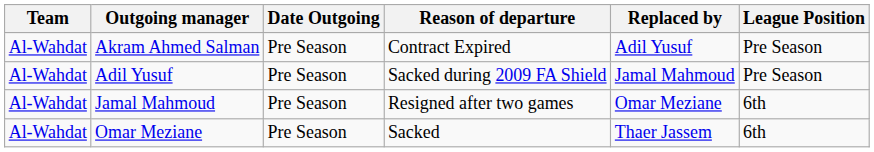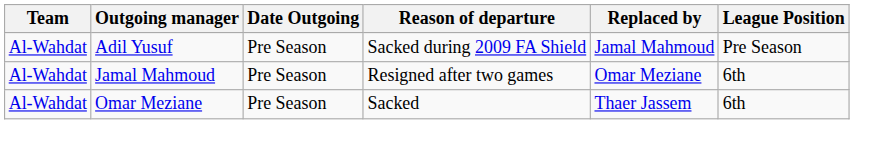- row: (177, 47)
